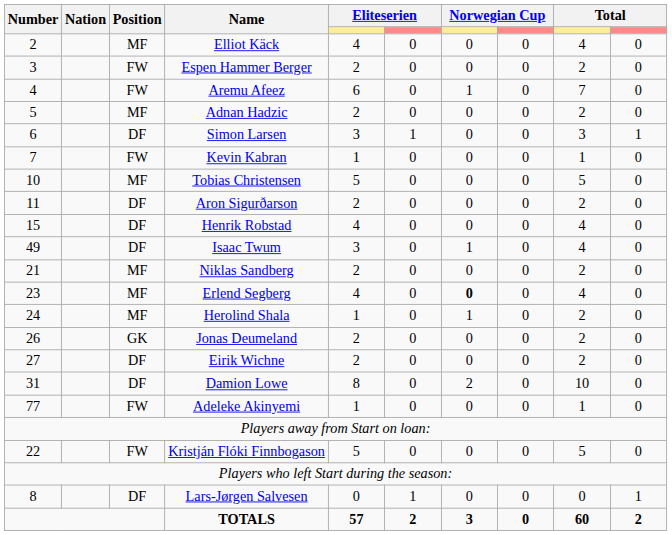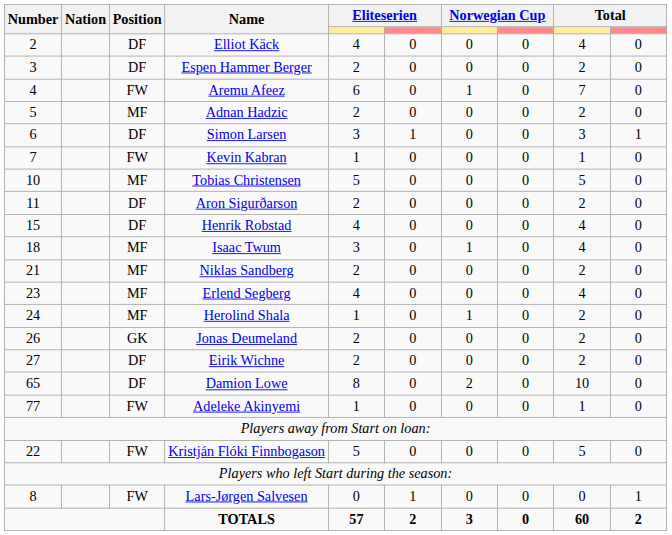(137, 44) MF -> (137, 44) DF
(137, 67) FW -> (137, 67) DF
(33, 248) 49 -> (33, 248) 18
(137, 248) DF -> (137, 248) MF
(469, 293) bold -> (469, 293) normal
(33, 383) 31 -> (33, 383) 65
(137, 496) DF -> (137, 496) FW
